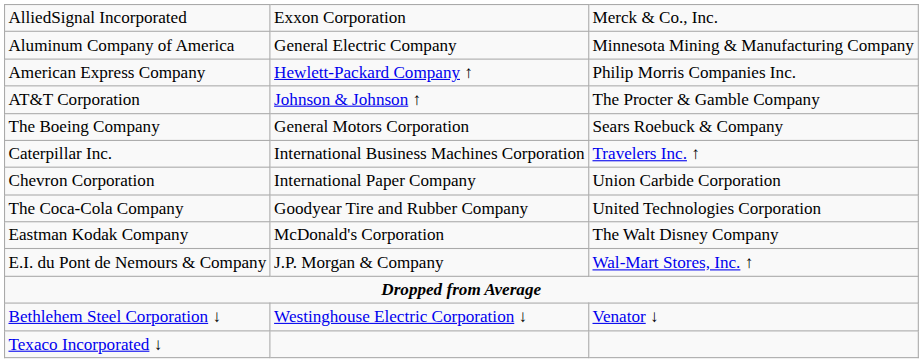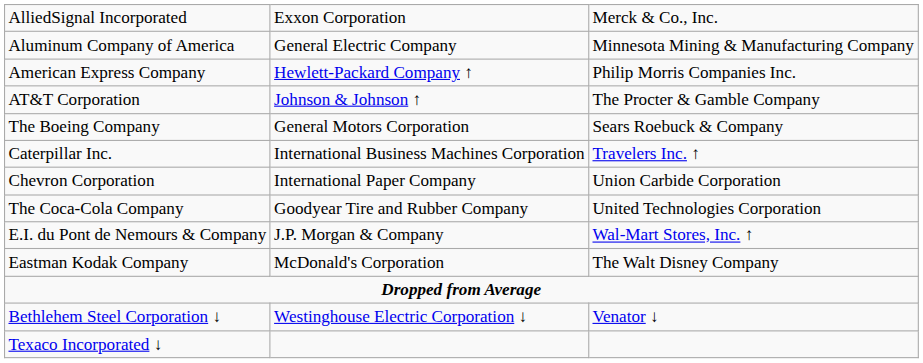rows swapped: (137, 262) <-> (98, 235)
